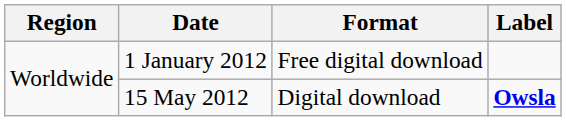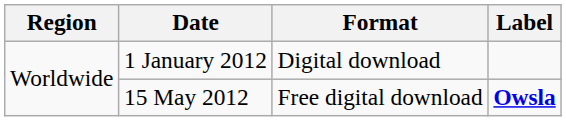(380, 60) Free digital download -> (359, 60) Digital download
(359, 97) Digital download -> (380, 97) Free digital download
